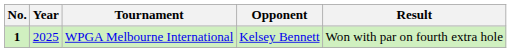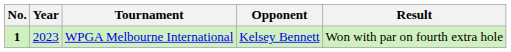(46, 37) 2025 -> (46, 37) 2023
